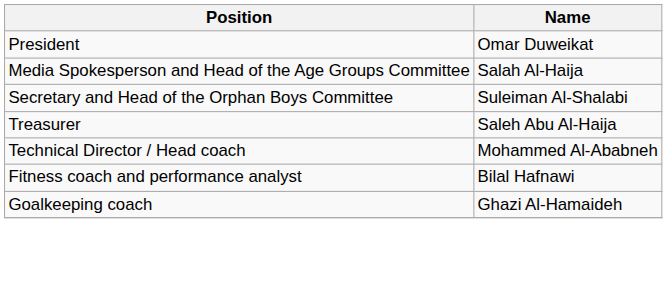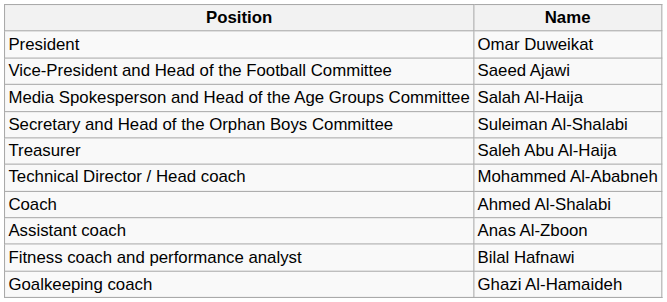+ row: (200, 71)
+ row: (33, 204)
+ row: (67, 230)
